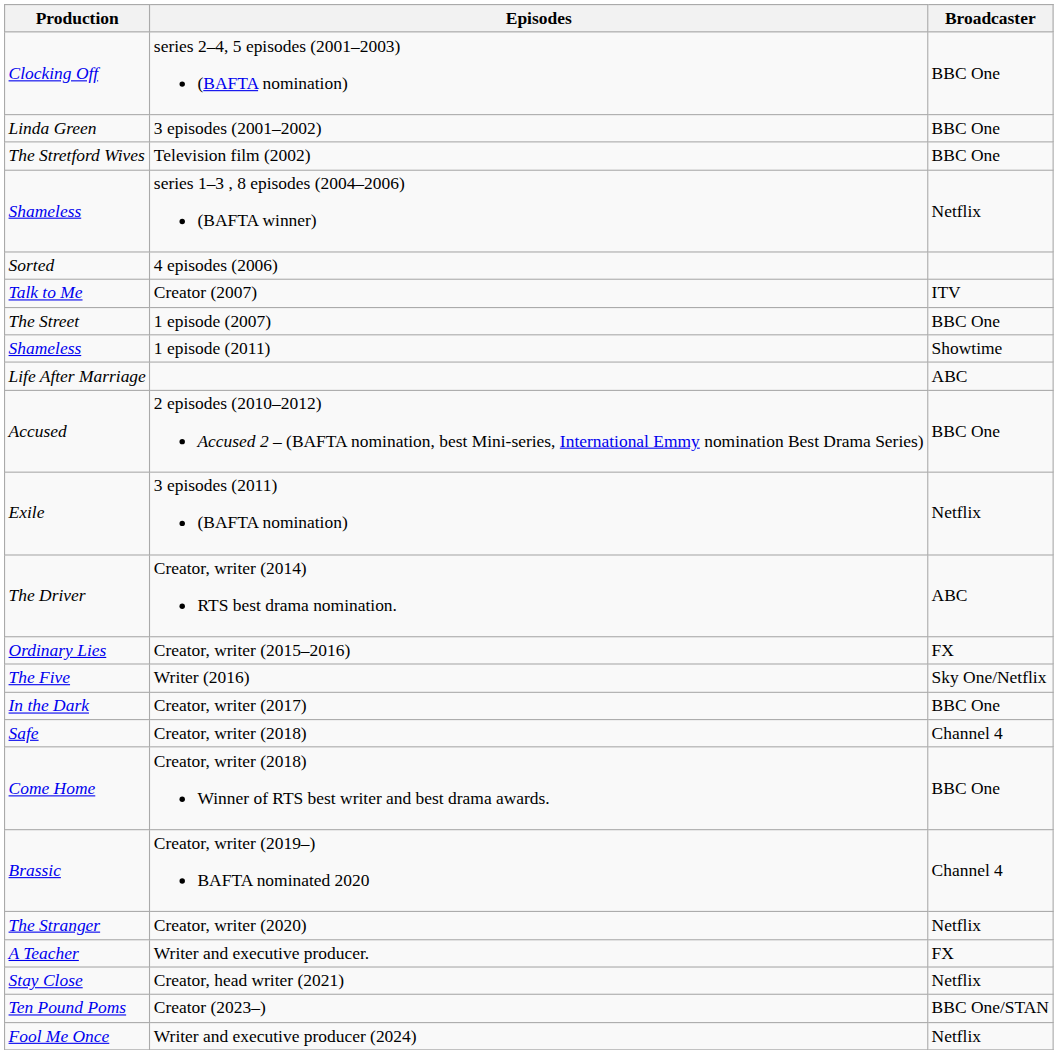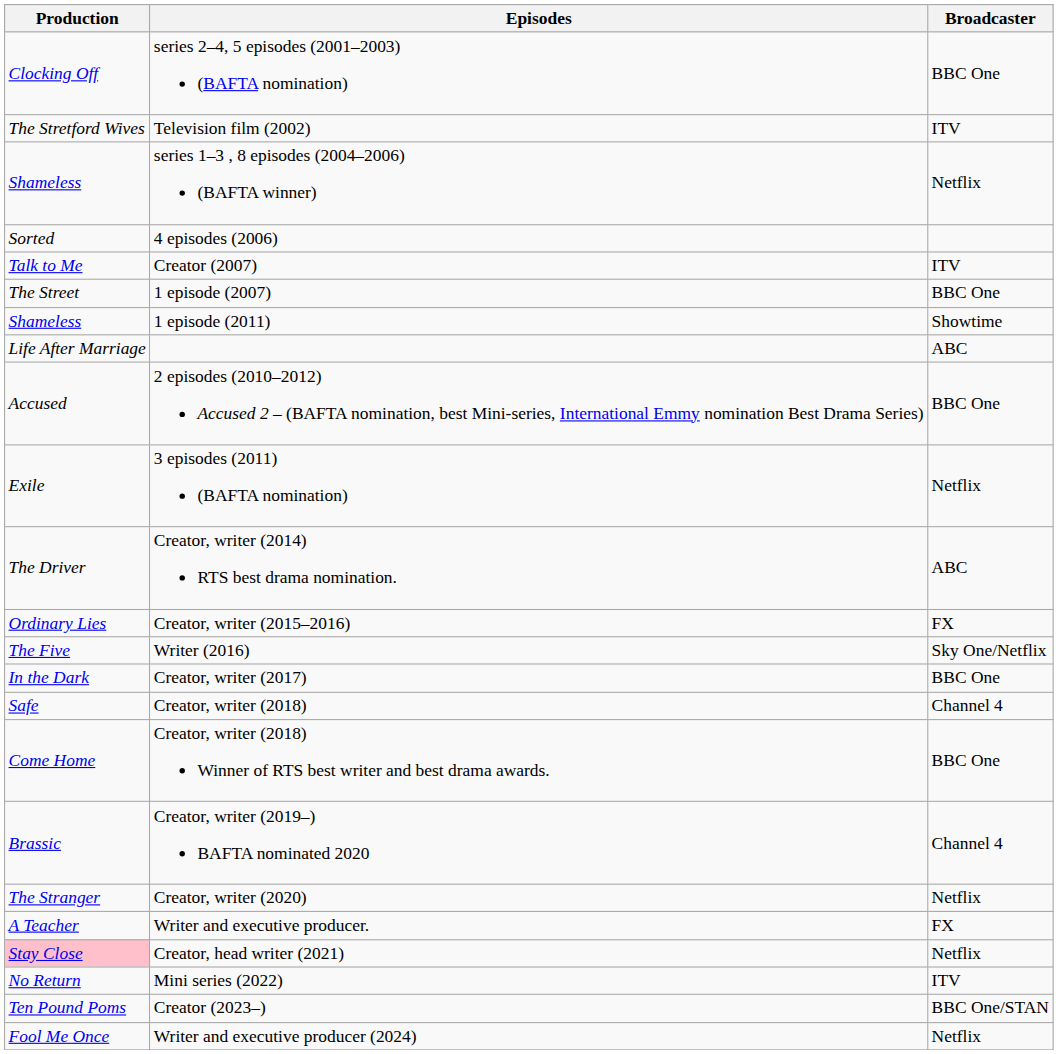- row: (238, 128)
(966, 155) BBC One -> (946, 128) ITV
(46, 980) no background -> (46, 953) pink background
+ row: (218, 980)
